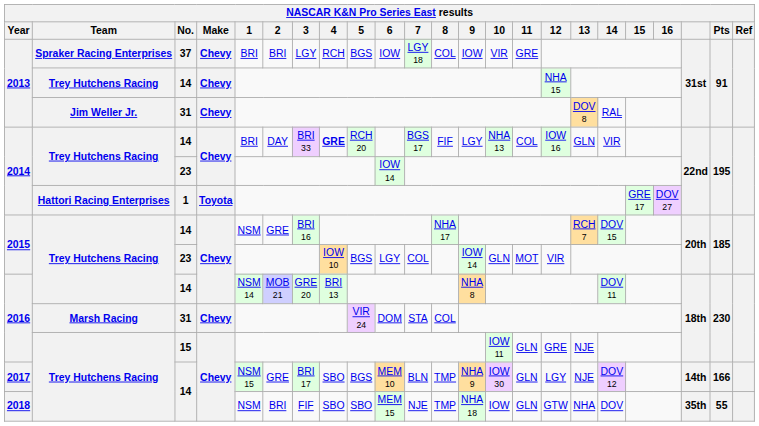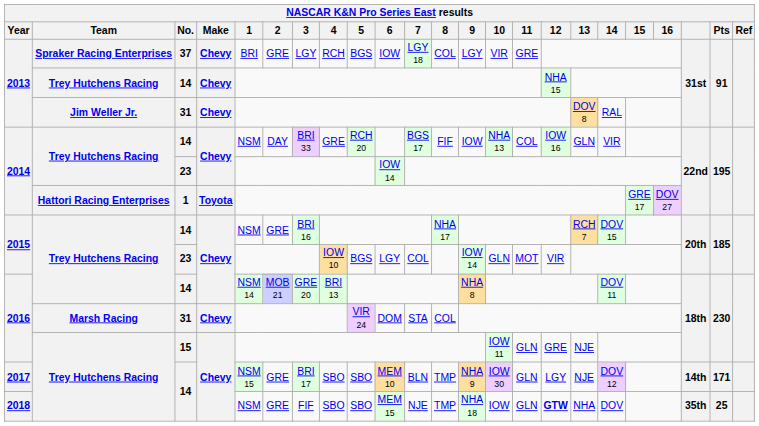(278, 54) BRI -> (278, 54) GRE
(472, 54) IOW -> (472, 54) LGY
(249, 142) BRI -> (249, 142) NSM
(334, 142) bold -> (334, 142) normal
(472, 142) LGY -> (472, 142) IOW
(361, 377) BGS -> (361, 377) SBO
(722, 377) 166 -> (722, 377) 171
(278, 406) BRI -> (278, 406) GRE
(556, 406) normal -> (556, 406) bold
(722, 406) 55 -> (722, 406) 25
